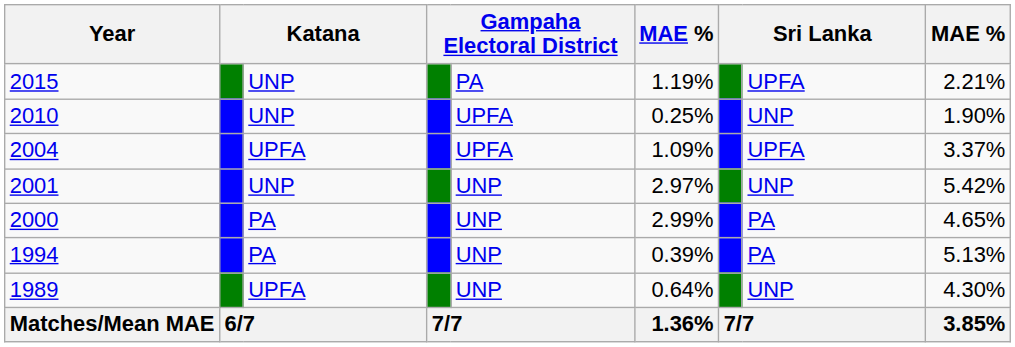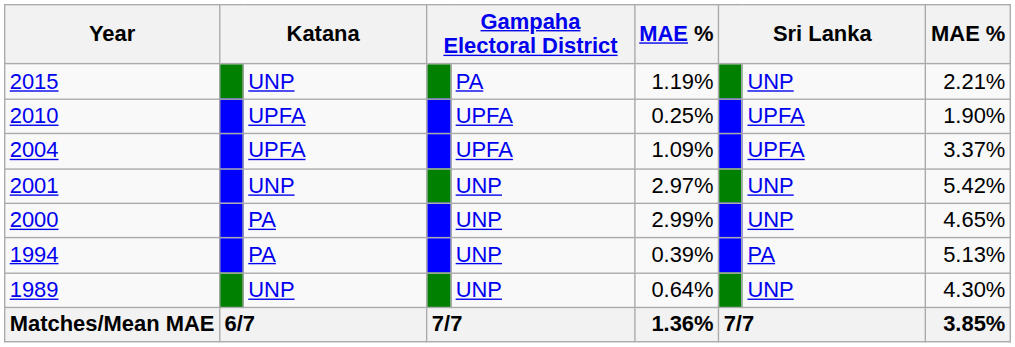(776, 81) UPFA -> (771, 81) UNP
(271, 116) UNP -> (277, 116) UPFA
(771, 116) UNP -> (776, 116) UPFA
(761, 220) PA -> (771, 220) UNP
(277, 289) UPFA -> (271, 289) UNP
